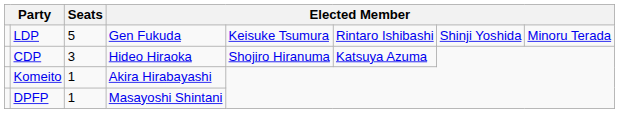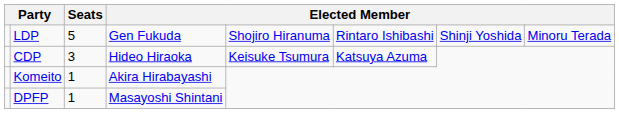(279, 35) Keisuke Tsumura -> (279, 35) Shojiro Hiranuma
(279, 56) Shojiro Hiranuma -> (279, 56) Keisuke Tsumura
